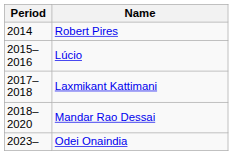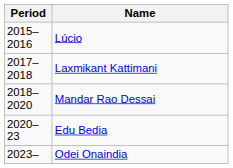- row: (86, 31)
+ row: (81, 130)
